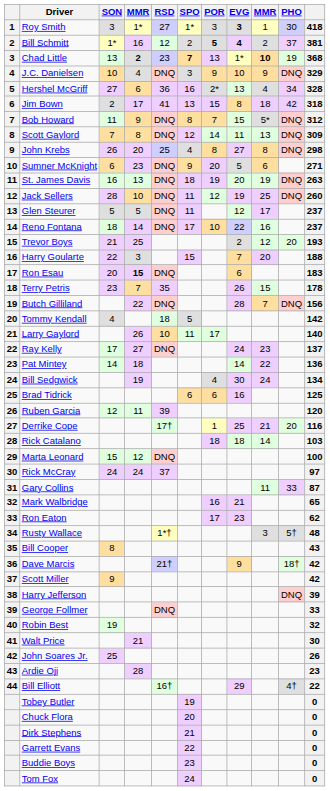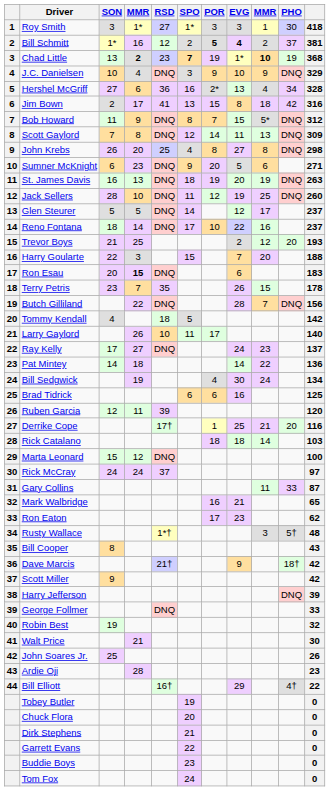(239, 28) bold -> (239, 28) normal
(214, 58) 13 -> (214, 58) 19
(315, 104) 318 -> (315, 104) 316
(190, 212) 11 -> (190, 212) 14
